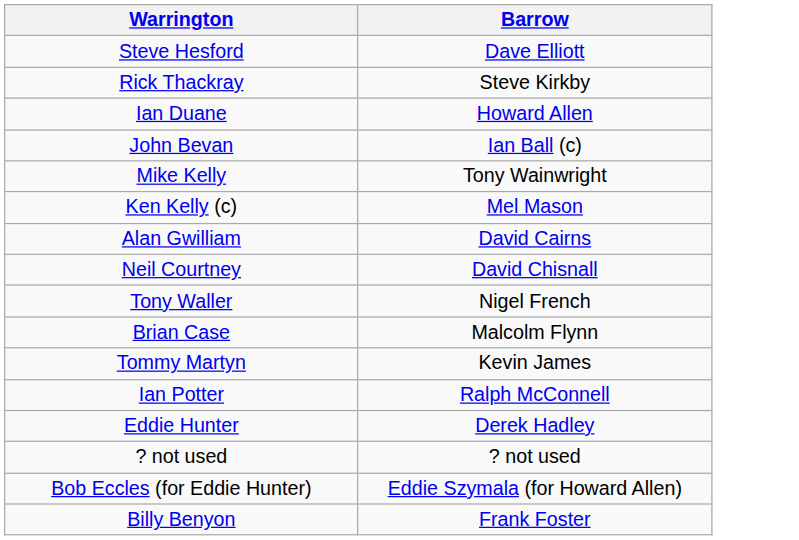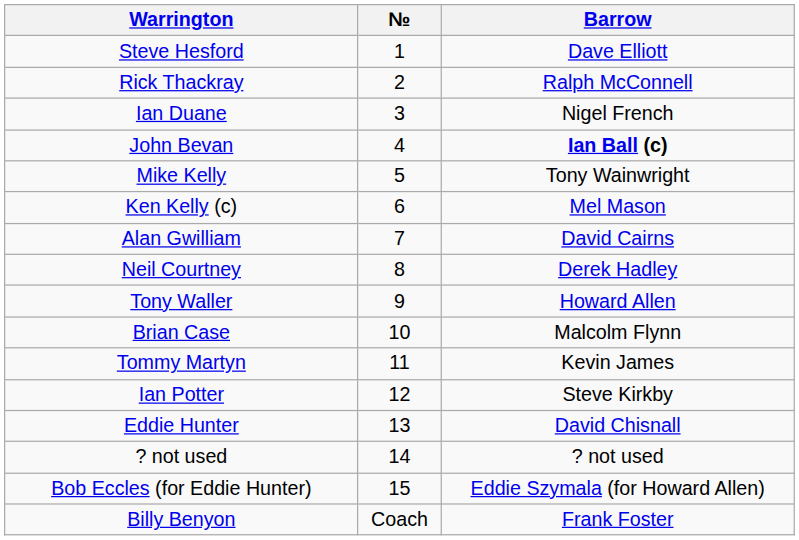+ column: (400, 20)
(535, 82) Steve Kirkby -> (618, 82) Ralph McConnell
(535, 113) Howard Allen -> (618, 113) Nigel French
(535, 144) normal -> (618, 144) bold
(535, 269) David Chisnall -> (618, 269) Derek Hadley
(535, 301) Nigel French -> (618, 301) Howard Allen
(535, 394) Ralph McConnell -> (618, 394) Steve Kirkby
(535, 425) Derek Hadley -> (618, 425) David Chisnall
